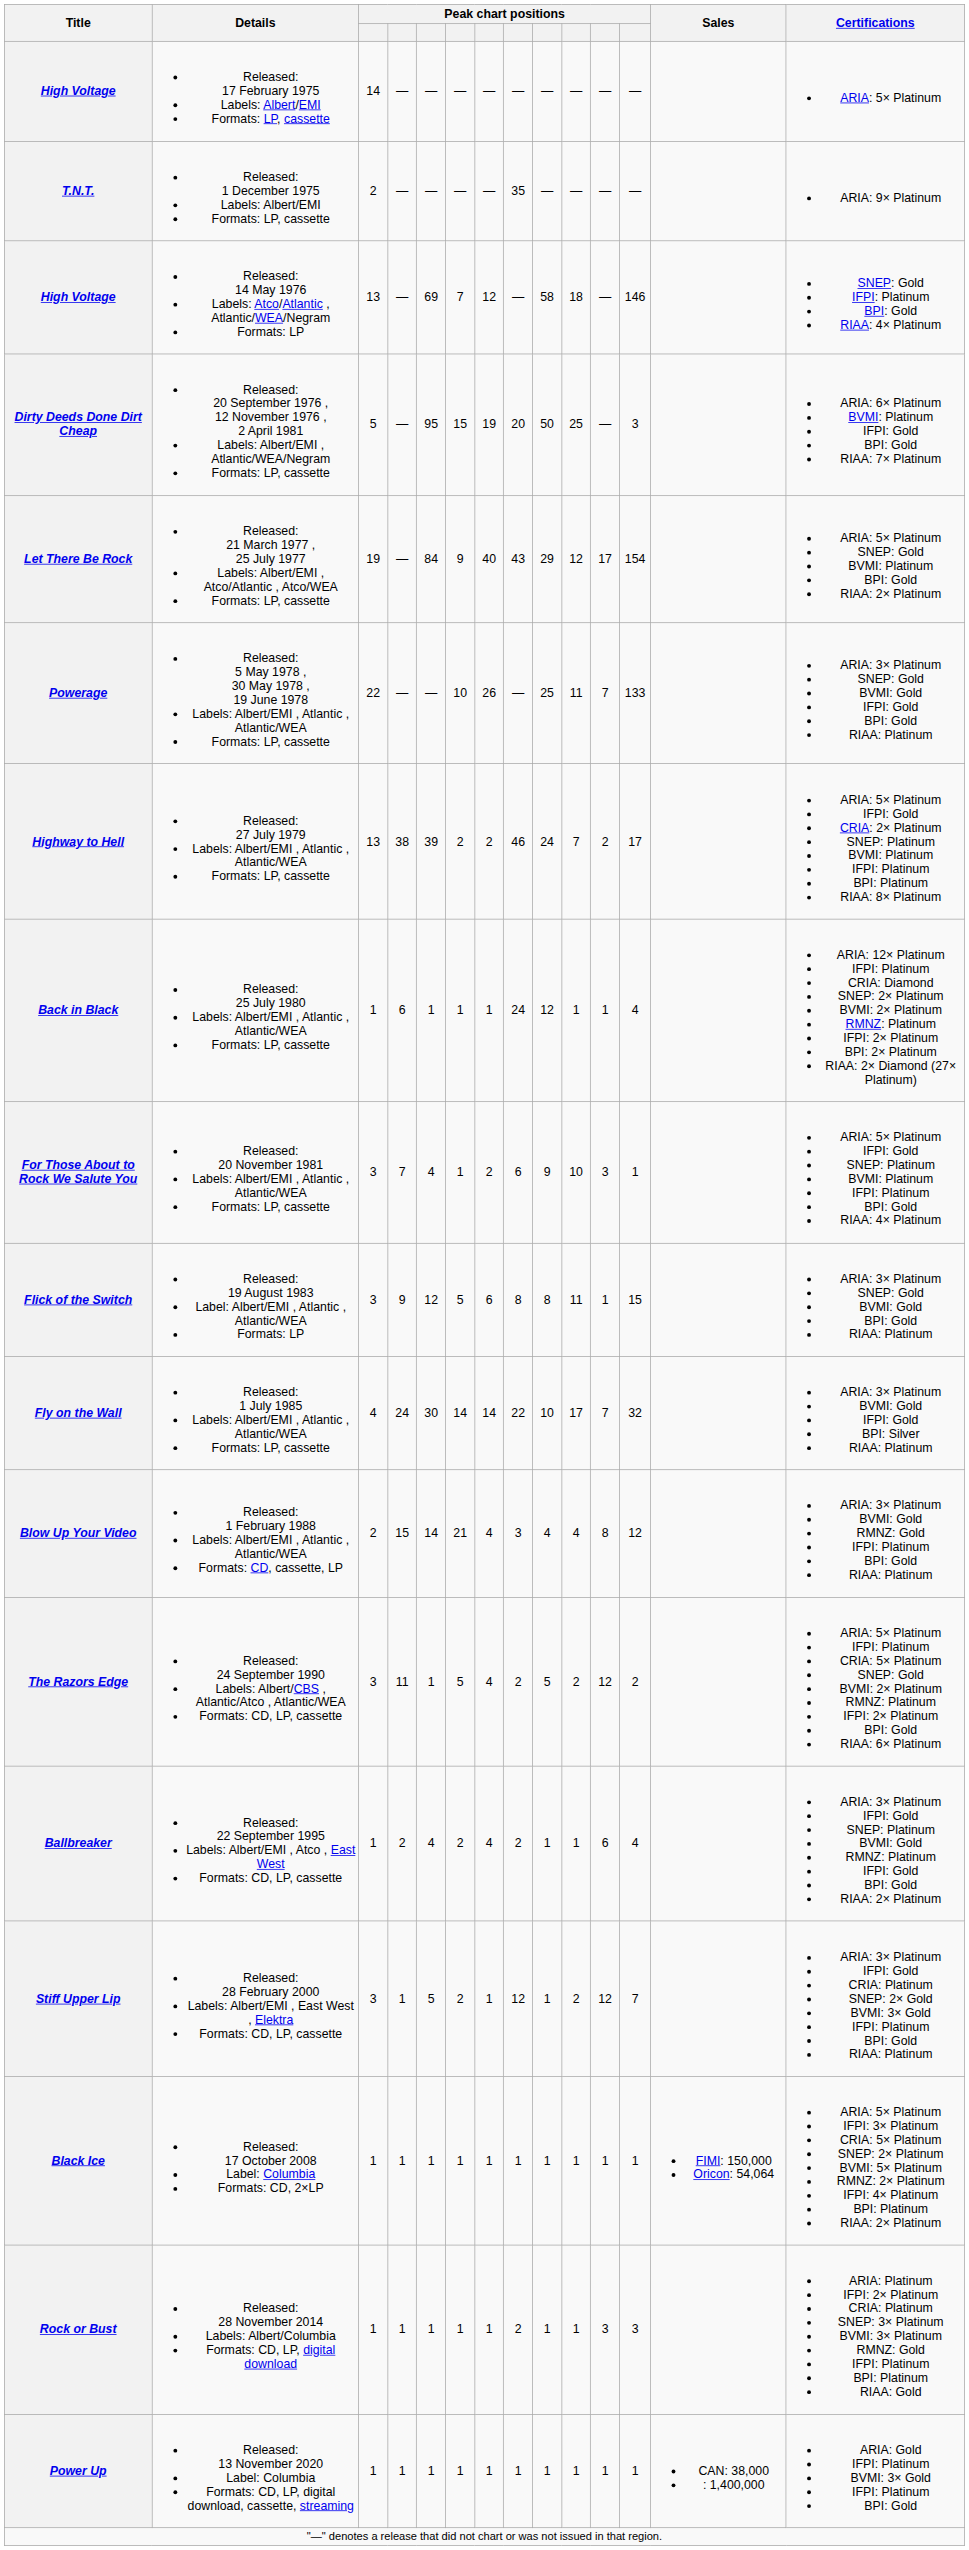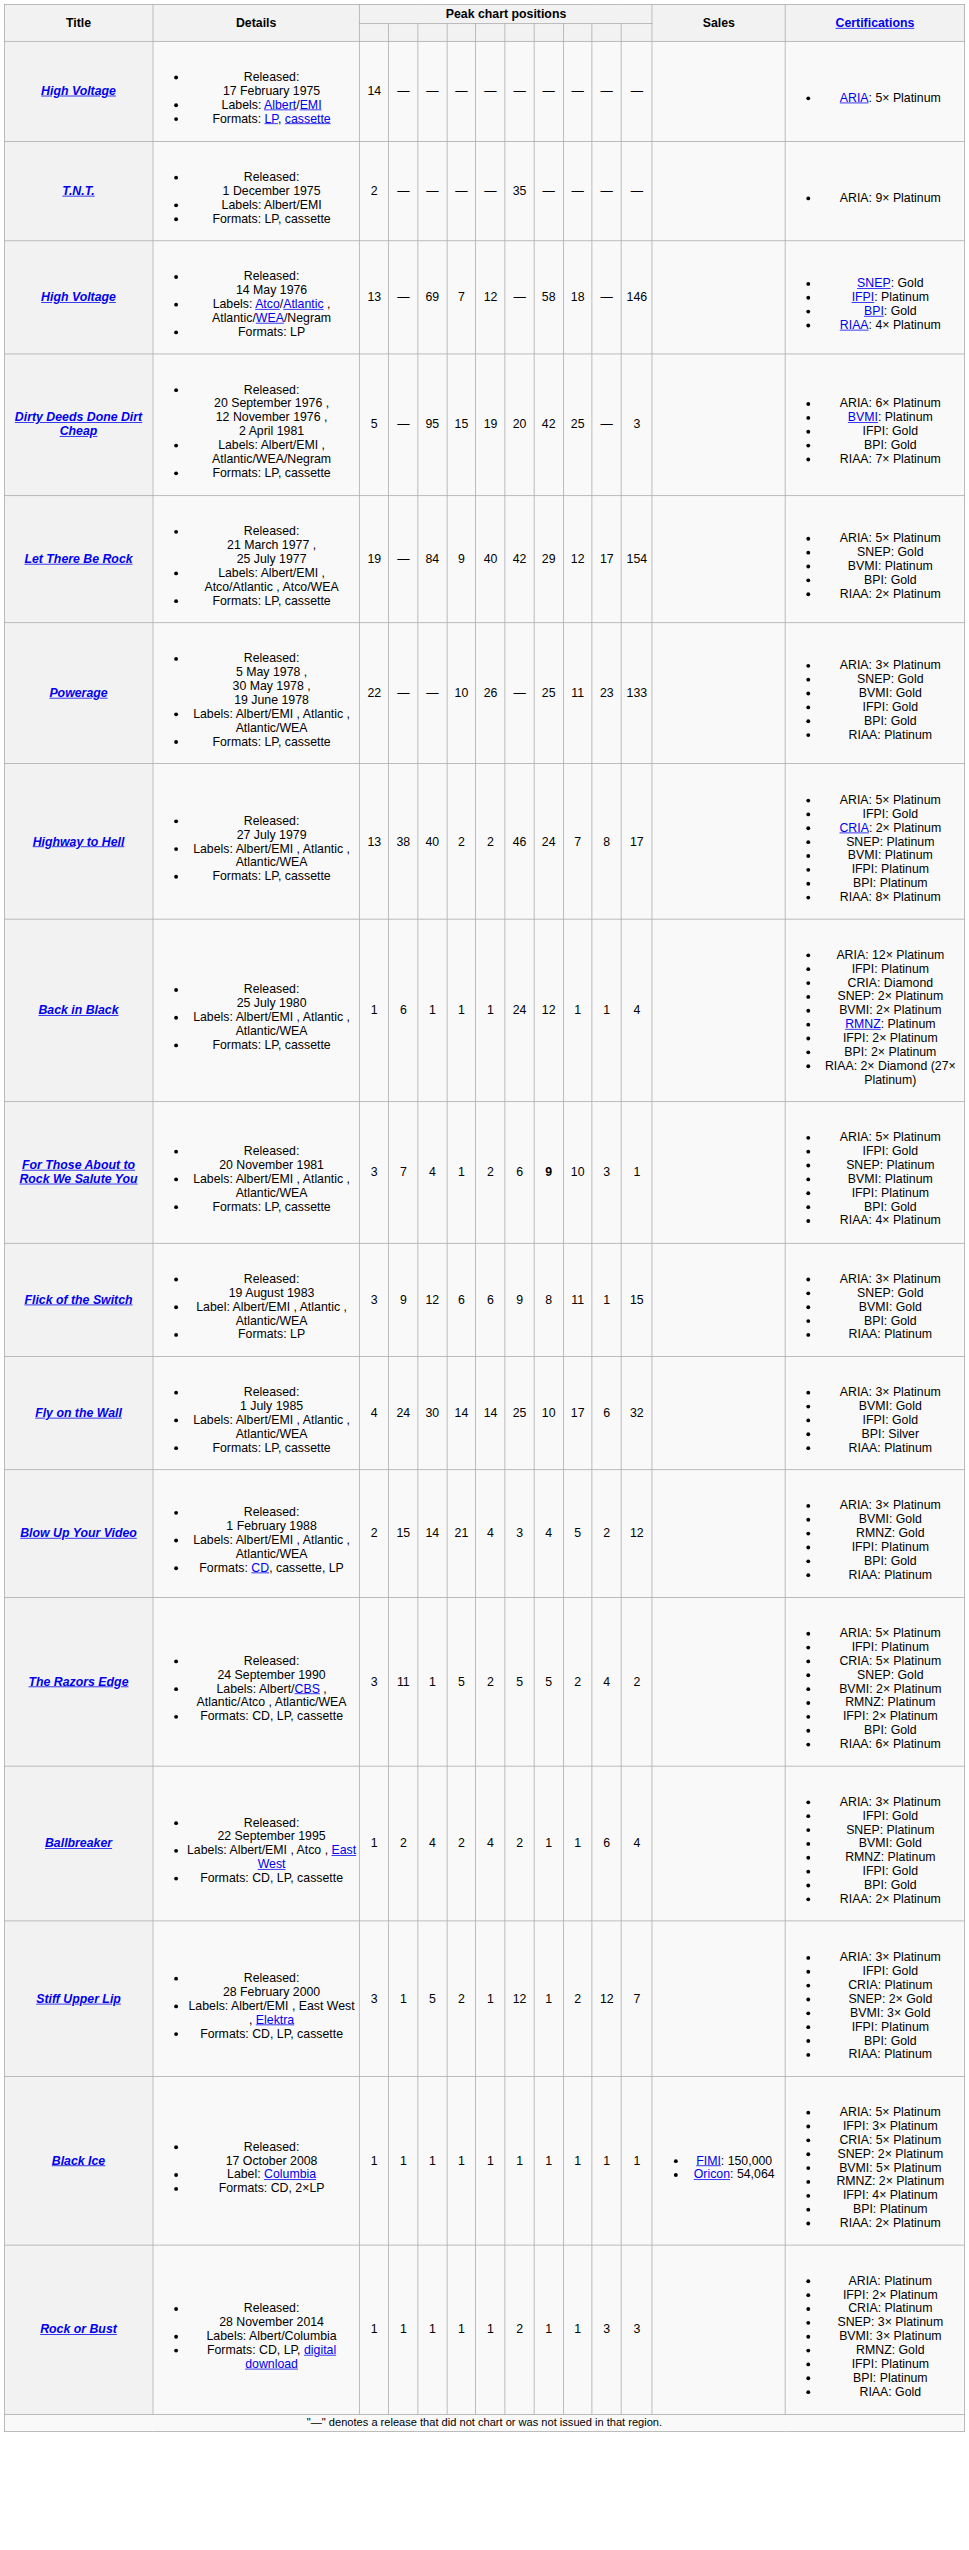(547, 424) 50 -> (549, 424) 42
(518, 559) 43 -> (520, 559) 42
(605, 693) 7 -> (607, 693) 23
(431, 841) 39 -> (432, 841) 40
(605, 841) 2 -> (607, 841) 8
(547, 1172) normal -> (549, 1172) bold
(460, 1299) 5 -> (461, 1299) 6
(518, 1299) 8 -> (520, 1299) 9
(518, 1413) 22 -> (520, 1413) 25
(605, 1413) 7 -> (607, 1413) 6
(576, 1533) 4 -> (578, 1533) 5
(605, 1533) 8 -> (607, 1533) 2
(489, 1681) 4 -> (491, 1681) 2
(518, 1681) 2 -> (520, 1681) 5
(605, 1681) 12 -> (607, 1681) 4
- row: (78, 2470)
